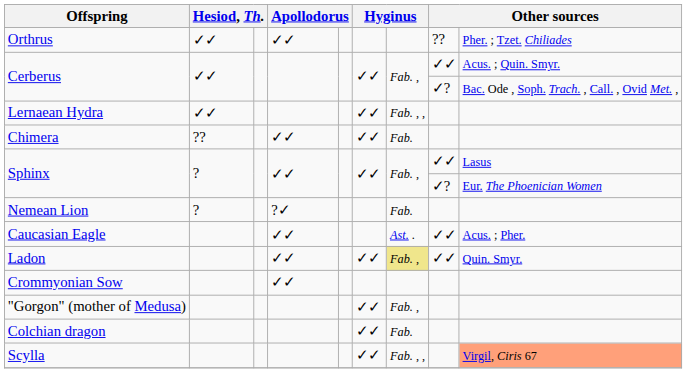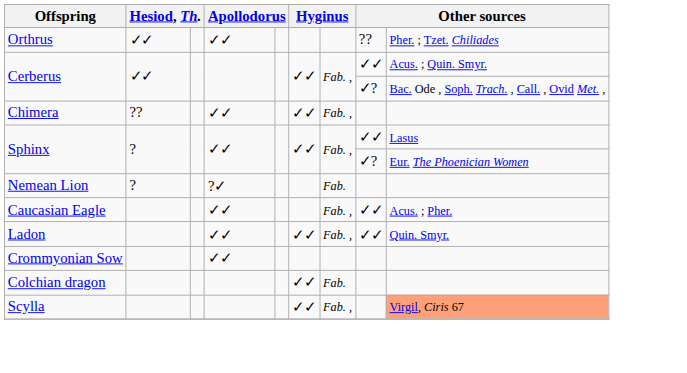- row: (55, 112)
(401, 137) Fab. -> (338, 113) Fab. ,
(402, 235) Ast. . -> (338, 210) Fab. ,
(404, 259) khaki background -> (338, 235) no background
- row: (97, 306)
(408, 356) Fab. , , -> (338, 307) Fab. ,
